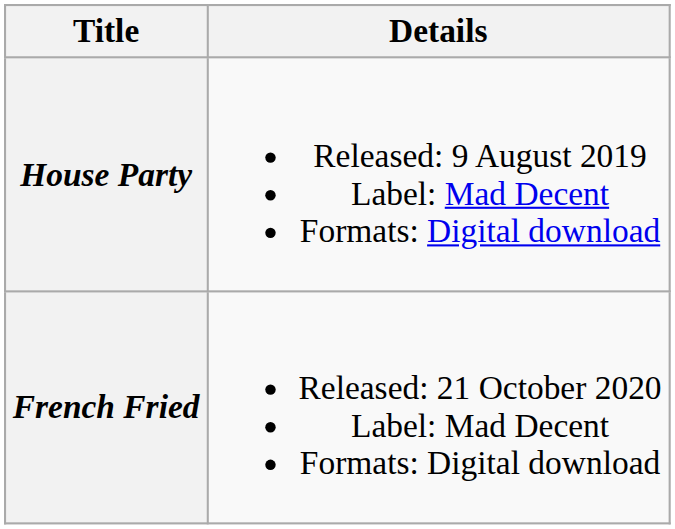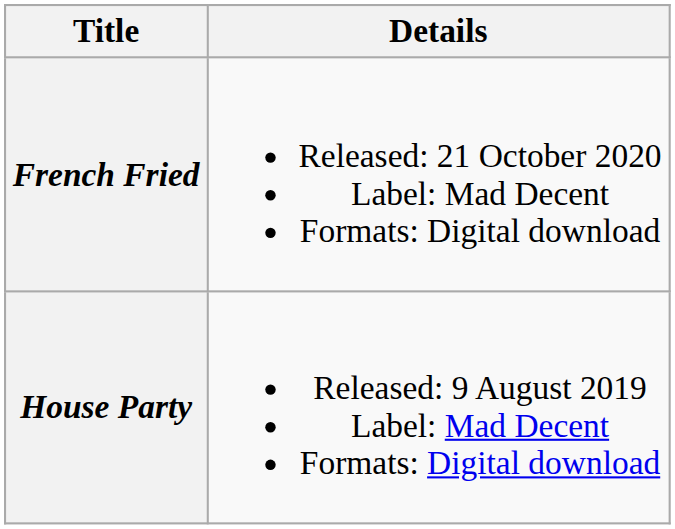rows swapped: (106, 173) <-> (106, 406)
